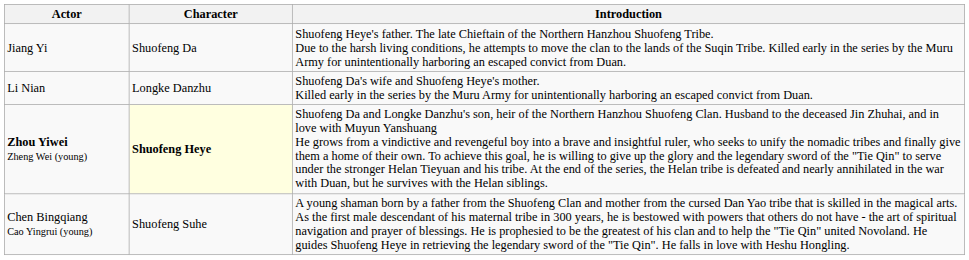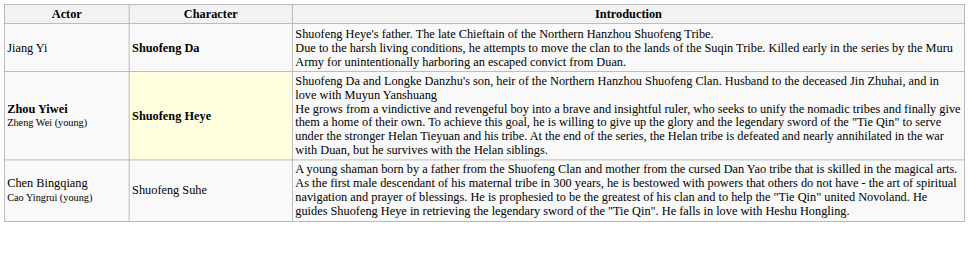(164, 47) normal -> (166, 47) bold
- row: (26, 87)
